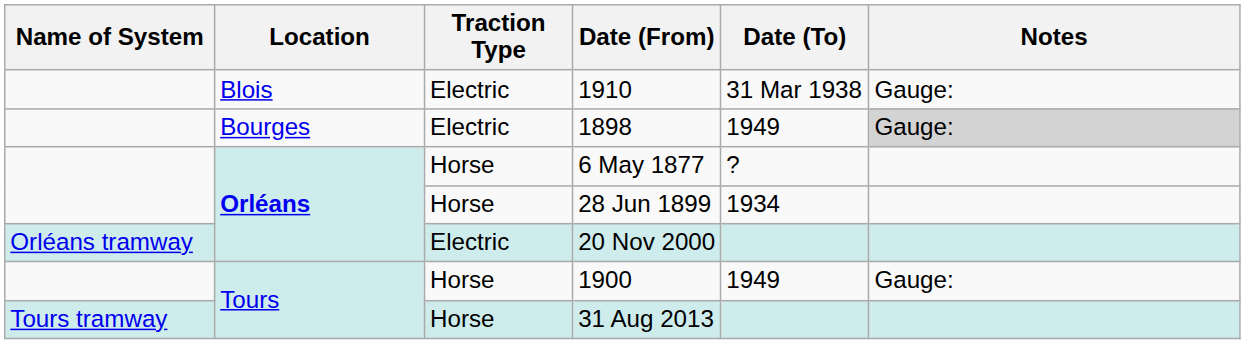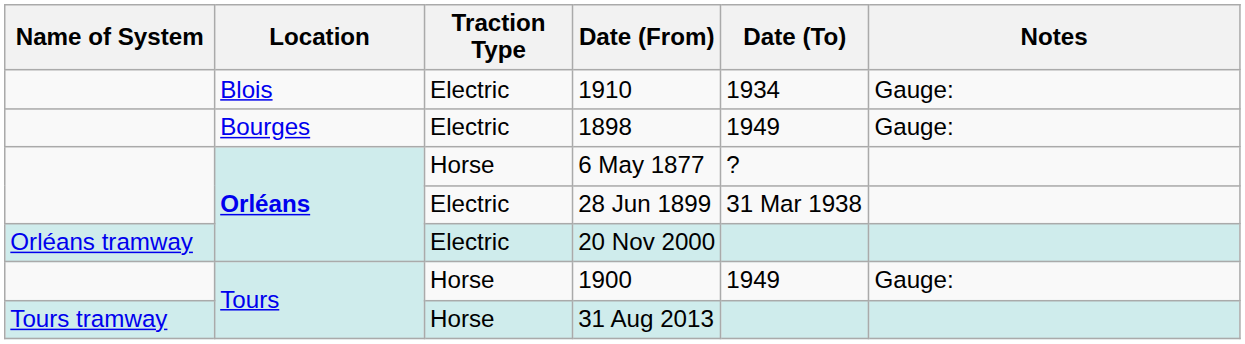(794, 89) 31 Mar 1938 -> (753, 89) 1934
(914, 127) lightgrey background -> (914, 127) no background
(462, 204) Horse -> (470, 204) Electric
(753, 204) 1934 -> (794, 204) 31 Mar 1938
